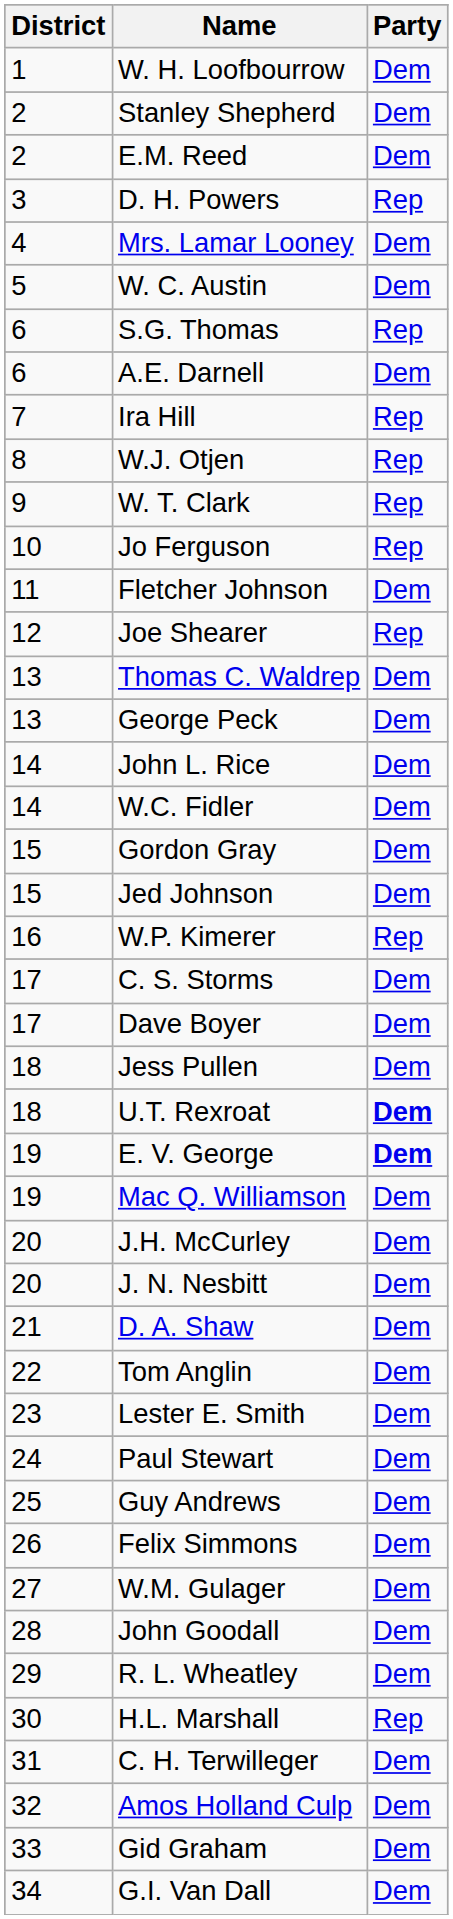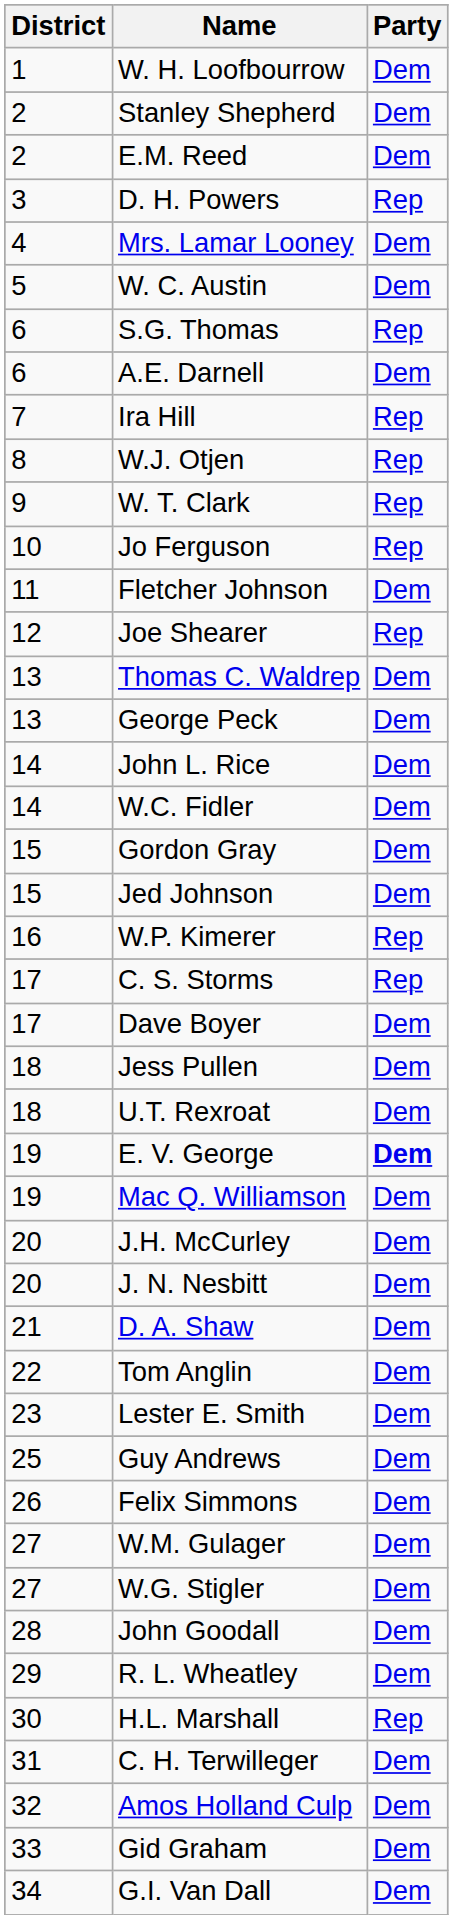(402, 980) Dem -> (398, 980) Rep
(403, 1110) bold -> (402, 1110) normal
- row: (196, 1458)
+ row: (191, 1588)
